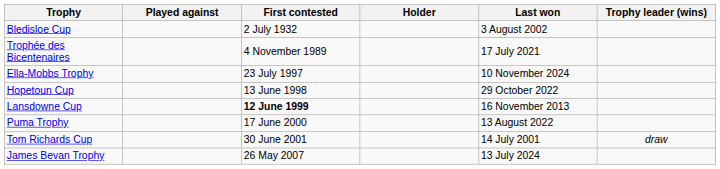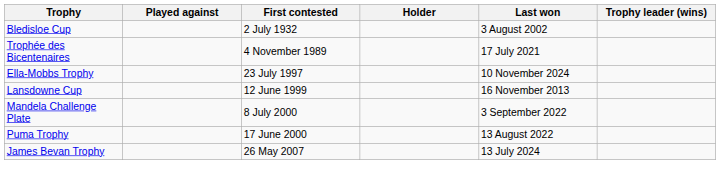- row: (40, 90)
(276, 106) bold -> (275, 90) normal
+ row: (52, 112)
- row: (49, 139)
